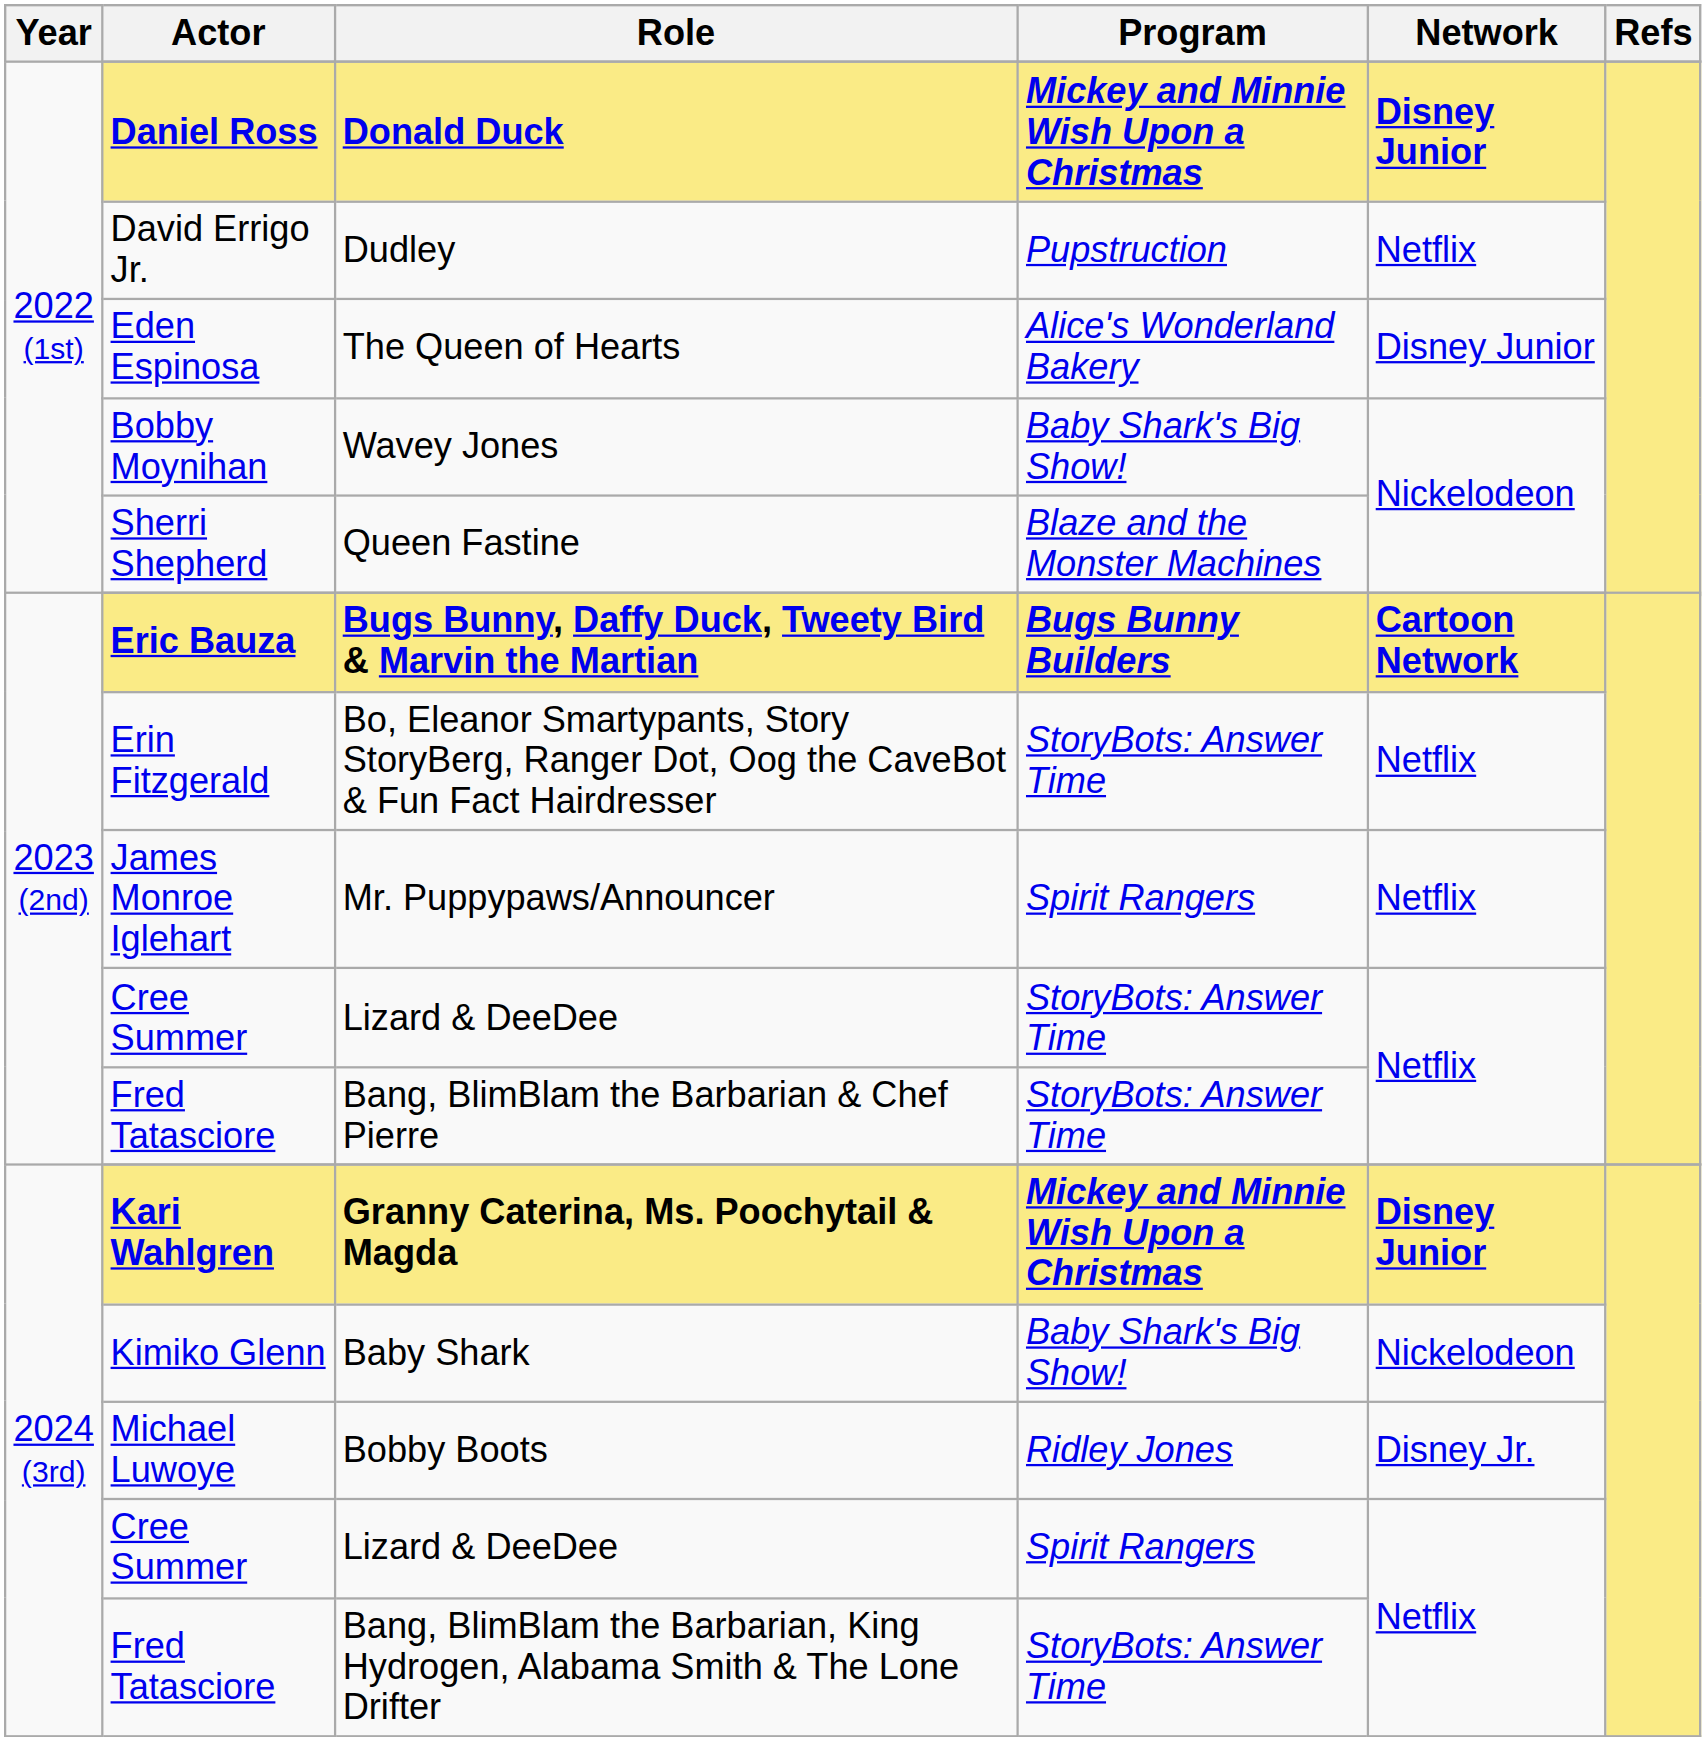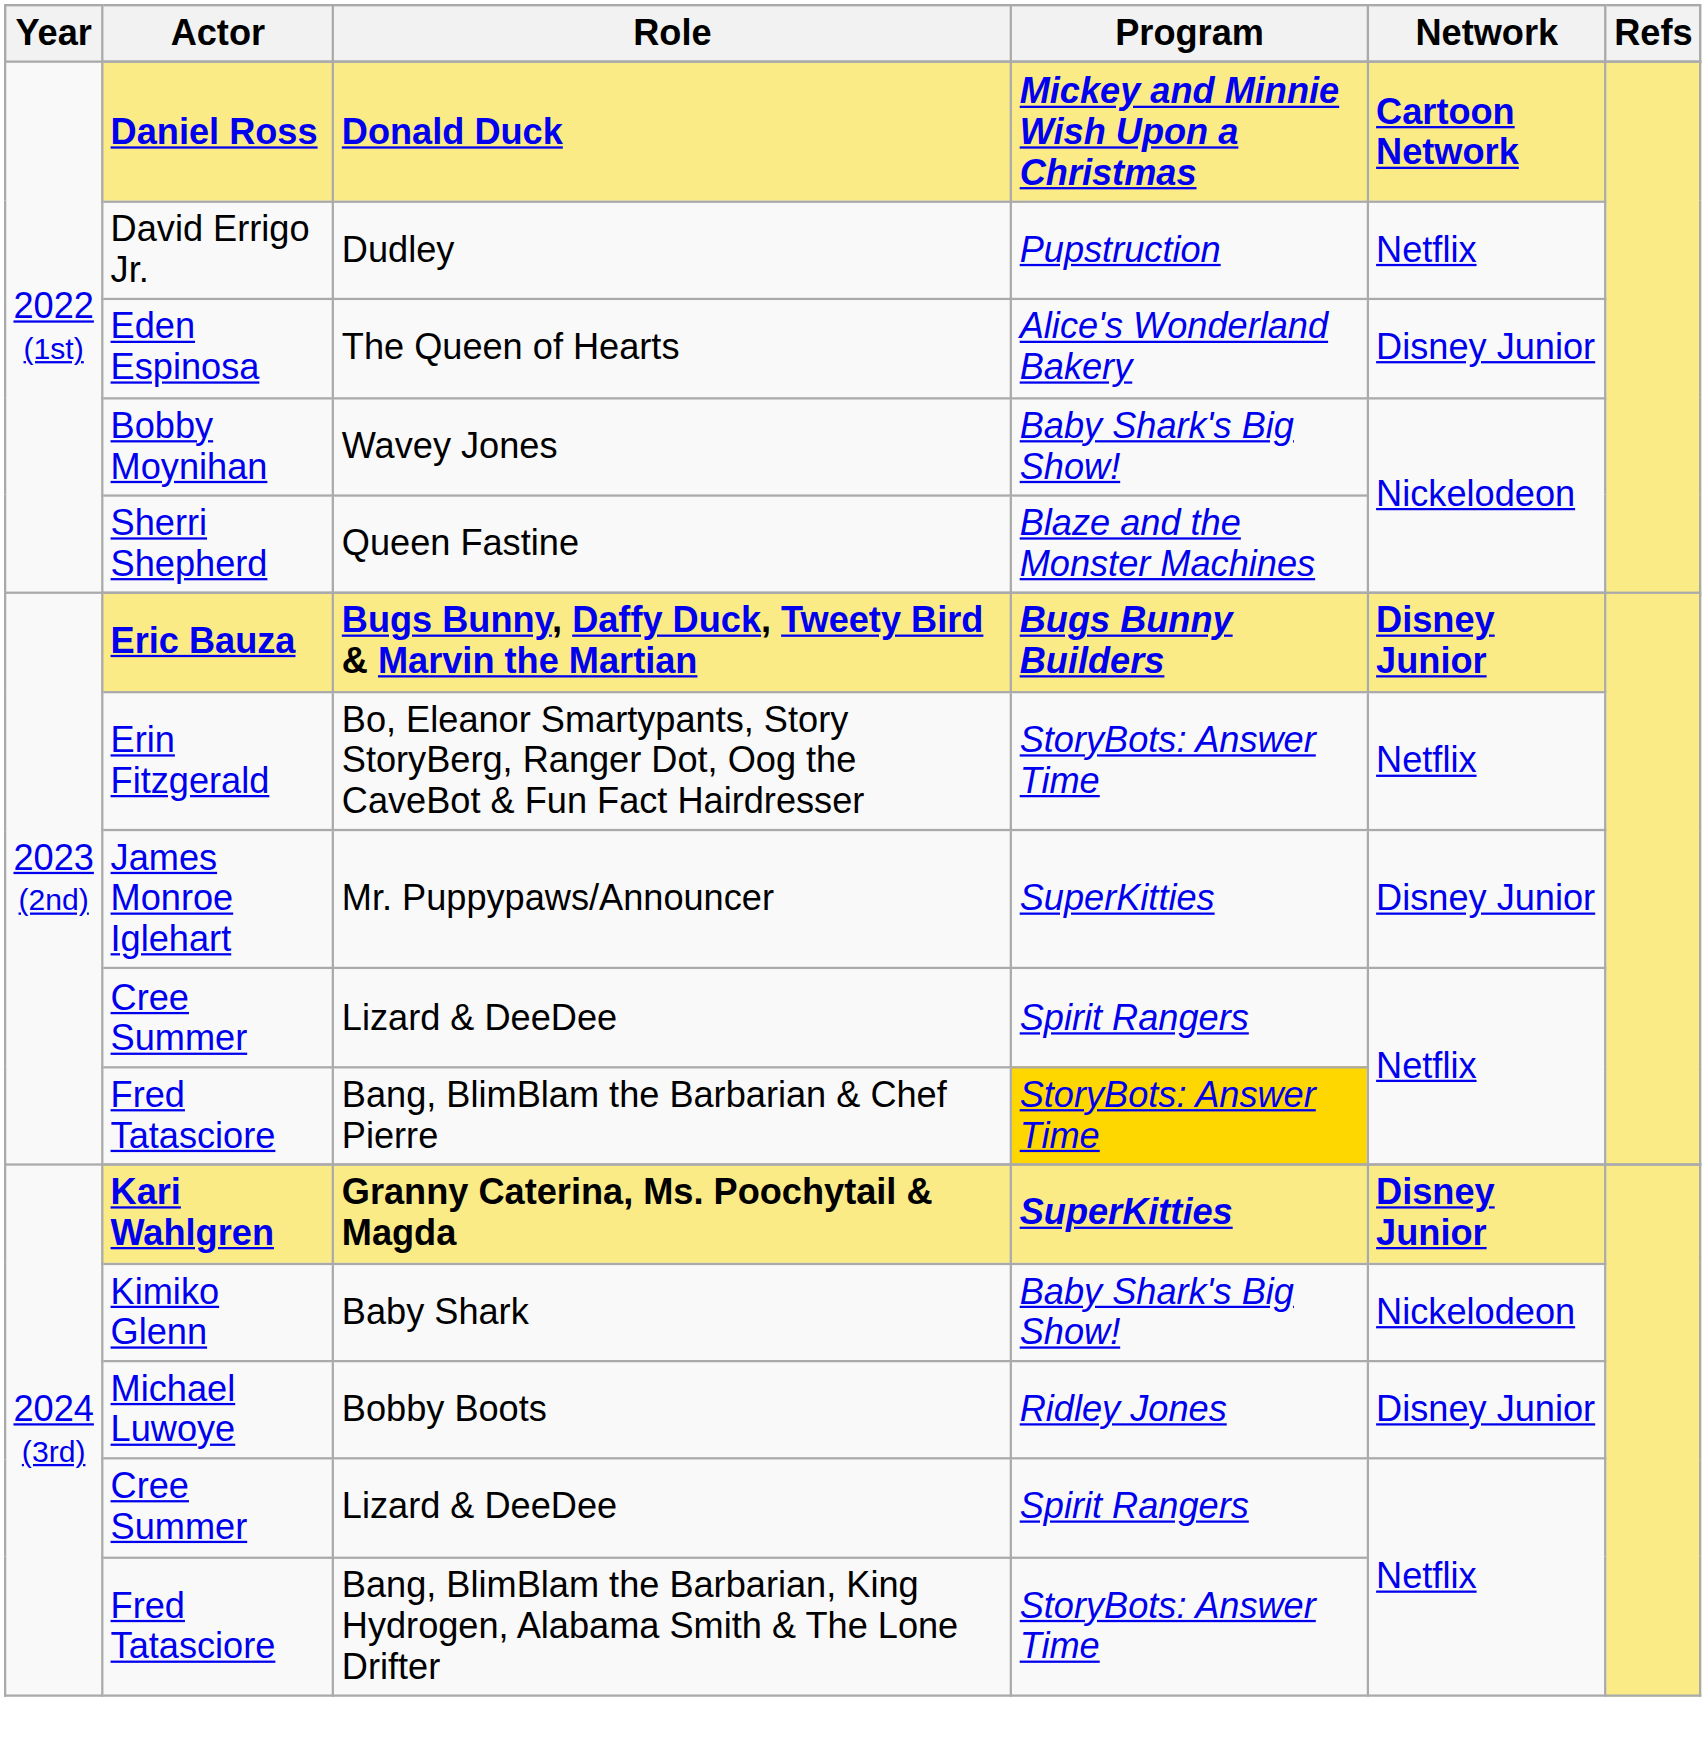(1435, 131) Disney Junior -> (1447, 131) Cartoon Network
(1447, 641) Cartoon Network -> (1435, 641) Disney Junior
(1141, 898) Spirit Rangers -> (1117, 898) SuperKitties
(1426, 898) Netflix -> (1486, 898) Disney Junior
(1174, 1017) StoryBots: Answer Time -> (1134, 1017) Spirit Rangers
(1174, 1115) no background -> (1168, 1115) gold background
(1186, 1233) Mickey and Minnie Wish Upon a Christmas -> (1126, 1213) SuperKitties
(1455, 1449) Disney Jr. -> (1486, 1409) Disney Junior
